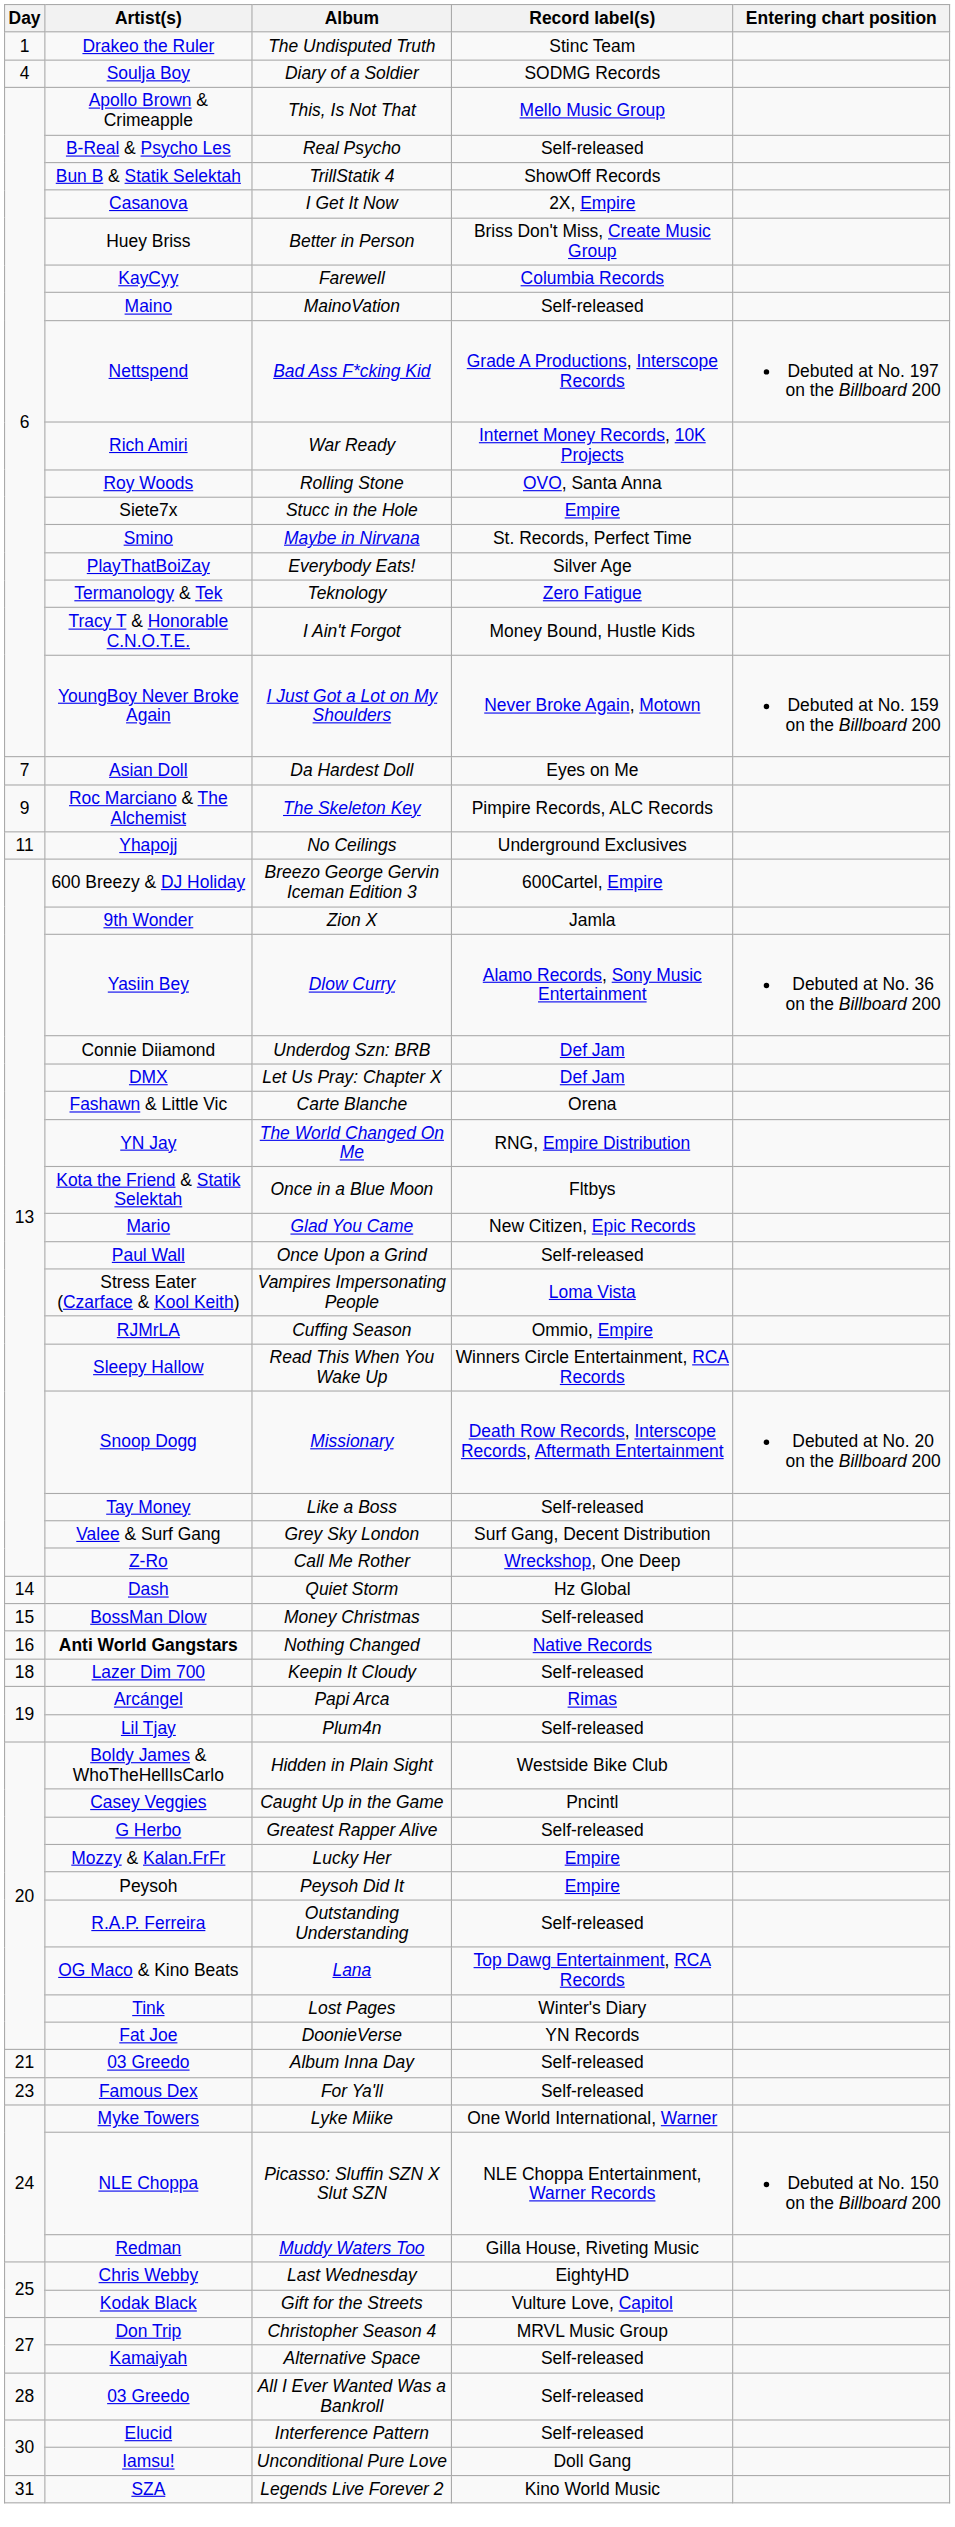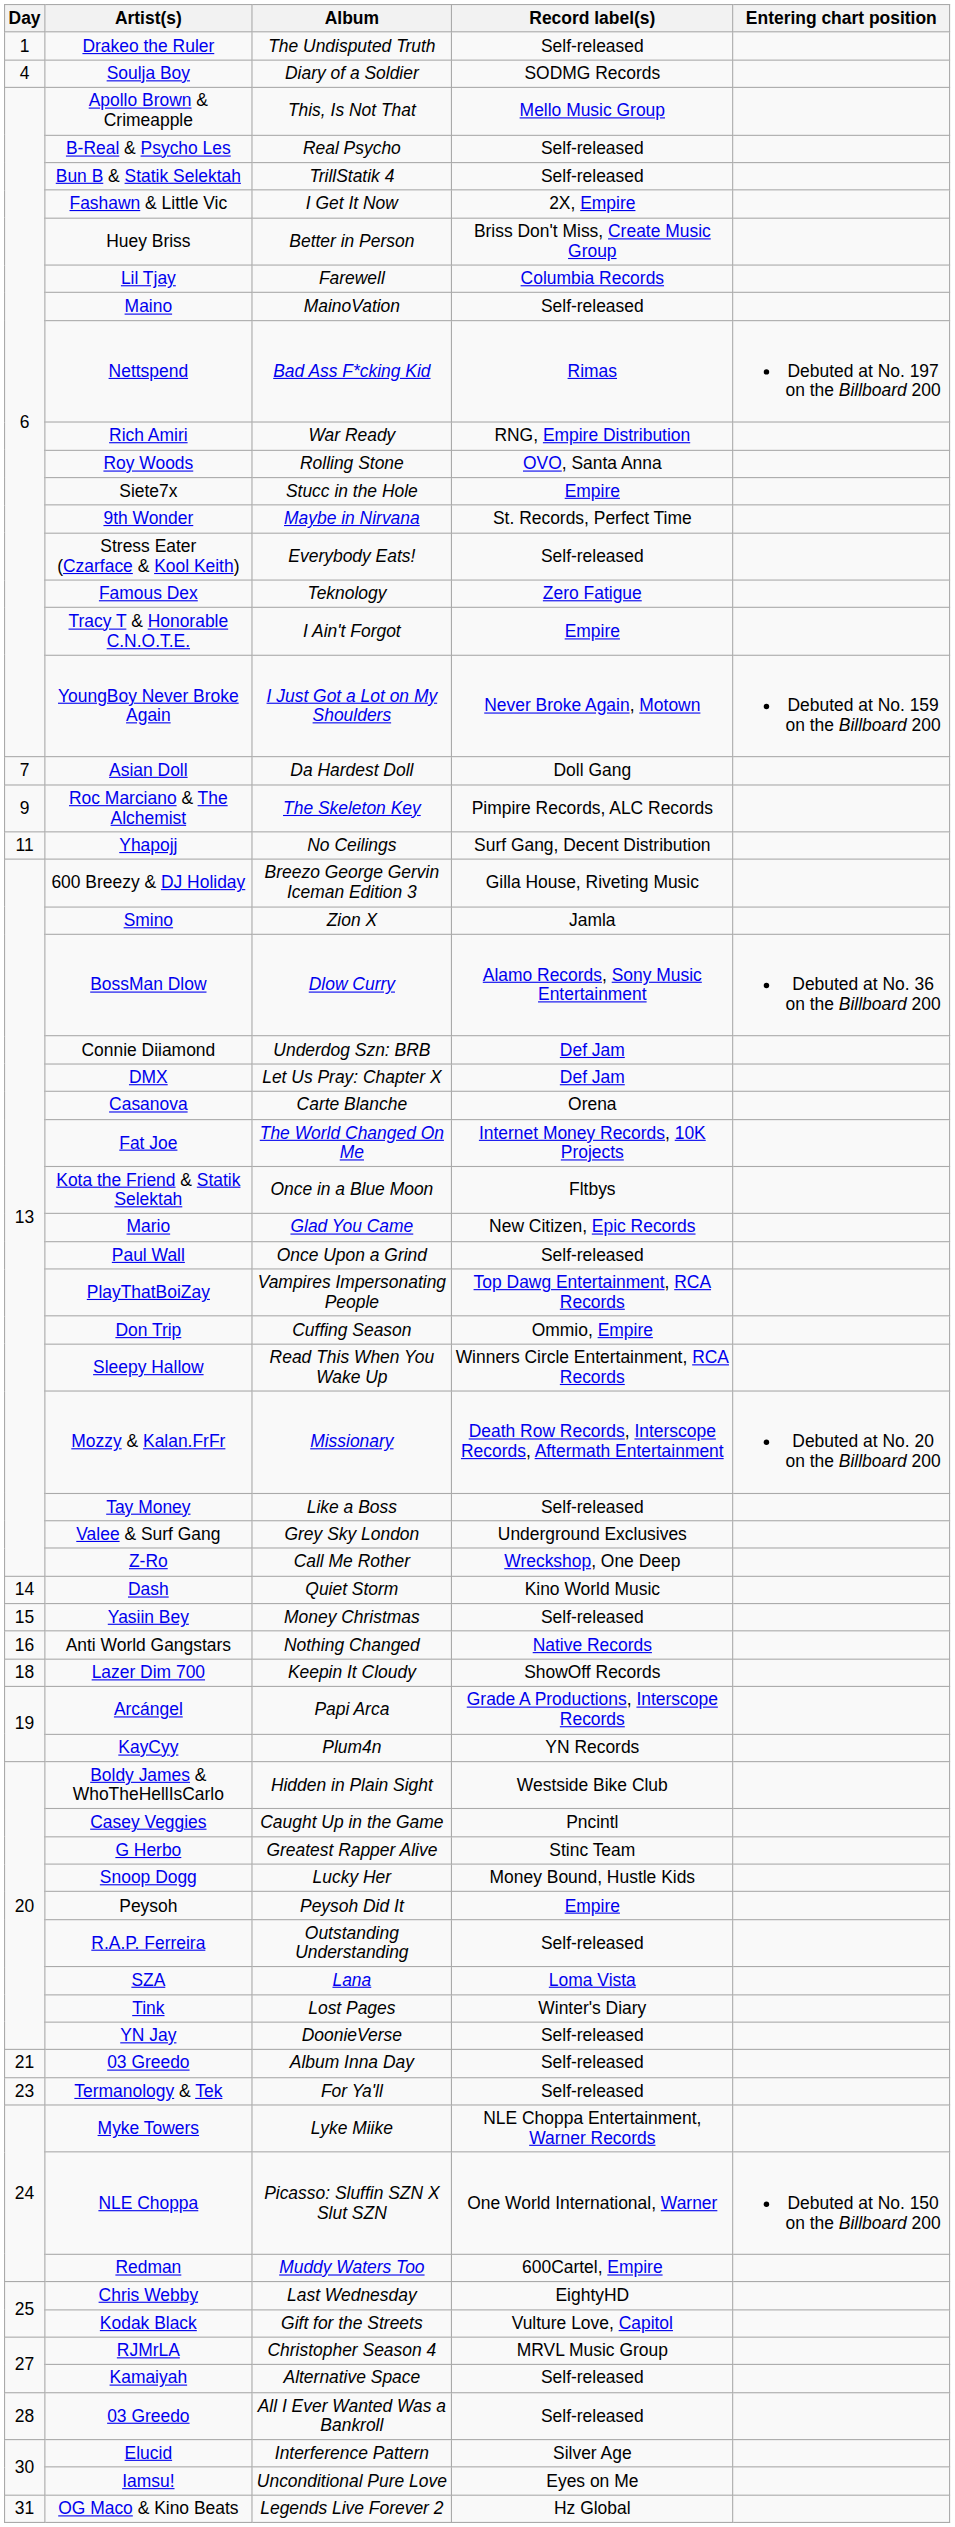(592, 45) Stinc Team -> (592, 45) Self-released
(592, 176) ShowOff Records -> (592, 176) Self-released
(148, 203) Casanova -> (148, 203) Fashawn & Little Vic
(148, 278) KayCyy -> (148, 278) Lil Tjay
(592, 371) Grade A Productions, Interscope Records -> (592, 371) Rimas
(592, 445) Internet Money Records, 10K Projects -> (592, 435) RNG, Empire Distribution
(148, 538) Smino -> (148, 518) 9th Wonder
(148, 566) PlayThatBoiZay -> (148, 556) Stress Eater (Czarface & Kool Keith)
(592, 566) Silver Age -> (592, 556) Self-released
(148, 593) Termanology & Tek -> (148, 593) Famous Dex
(592, 631) Money Bound, Hustle Kids -> (592, 631) Empire
(592, 770) Eyes on Me -> (592, 770) Doll Gang
(592, 845) Underground Exclusives -> (592, 845) Surf Gang, Decent Distribution
(592, 882) 600Cartel, Empire -> (592, 882) Gilla House, Riveting Music
(148, 920) 9th Wonder -> (148, 920) Smino
(148, 985) Yasiin Bey -> (148, 985) BossMan Dlow
(148, 1105) Fashawn & Little Vic -> (148, 1105) Casanova
(148, 1142) YN Jay -> (148, 1142) Fat Joe
(592, 1142) RNG, Empire Distribution -> (592, 1142) Internet Money Records, 10K Projects
(148, 1292) Stress Eater (Czarface & Kool Keith) -> (148, 1292) PlayThatBoiZay
(592, 1292) Loma Vista -> (592, 1292) Top Dawg Entertainment, RCA Records
(148, 1330) RJMrLA -> (148, 1330) Don Trip
(148, 1442) Snoop Dogg -> (148, 1442) Mozzy & Kalan.FrFr
(592, 1534) Surf Gang, Decent Distribution -> (592, 1534) Underground Exclusives
(592, 1589) Hz Global -> (592, 1589) Kino World Music
(148, 1617) BossMan Dlow -> (148, 1617) Yasiin Bey
(148, 1645) bold -> (148, 1645) normal
(592, 1672) Self-released -> (592, 1672) ShowOff Records
(592, 1700) Rimas -> (592, 1710) Grade A Productions, Interscope Records
(148, 1727) Lil Tjay -> (148, 1747) KayCyy
(592, 1727) Self-released -> (592, 1747) YN Records
(592, 1830) Self-released -> (592, 1850) Stinc Team
(148, 1858) Mozzy & Kalan.FrFr -> (148, 1877) Snoop Dogg
(592, 1858) Empire -> (592, 1877) Money Bound, Hustle Kids
(148, 1970) OG Maco & Kino Beats -> (148, 1980) SZA
(592, 1970) Top Dawg Entertainment, RCA Records -> (592, 1980) Loma Vista
(148, 2035) Fat Joe -> (148, 2035) YN Jay
(592, 2035) YN Records -> (592, 2035) Self-released
(148, 2091) Famous Dex -> (148, 2091) Termanology & Tek
(592, 2118) One World International, Warner -> (592, 2128) NLE Choppa Entertainment, Warner Records
(592, 2183) NLE Choppa Entertainment, Warner Records -> (592, 2203) One World International, Warner
(592, 2248) Gilla House, Riveting Music -> (592, 2267) 600Cartel, Empire
(148, 2331) Don Trip -> (148, 2350) RJMrLA
(592, 2433) Self-released -> (592, 2453) Silver Age
(592, 2461) Doll Gang -> (592, 2481) Eyes on Me
(148, 2489) SZA -> (148, 2508) OG Maco & Kino Beats
(592, 2489) Kino World Music -> (592, 2508) Hz Global
